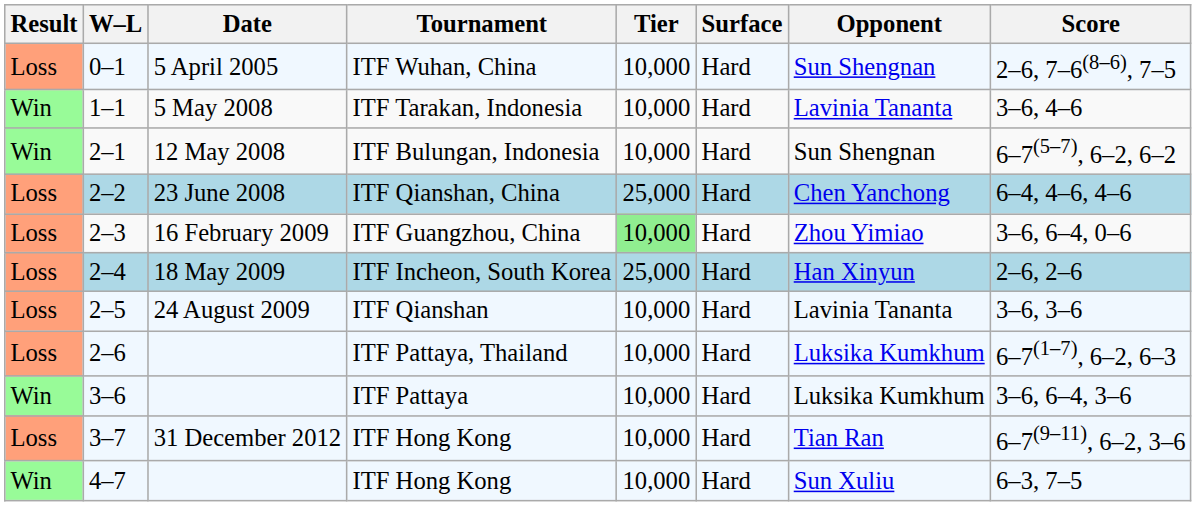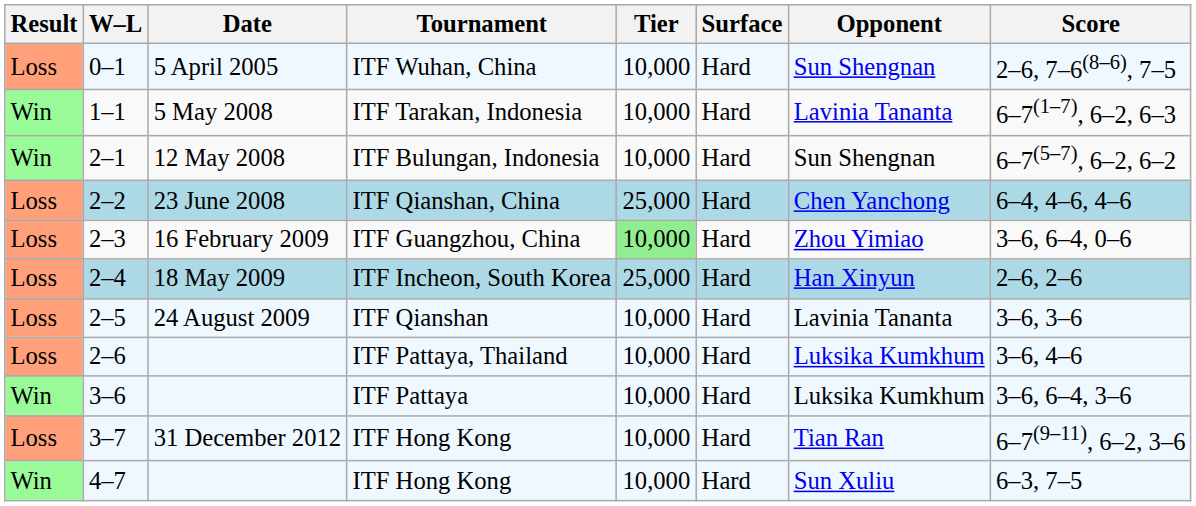(1039, 108) 3–6, 4–6 -> (1086, 112) 6–7(1–7), 6–2, 6–3
(1086, 353) 6–7(1–7), 6–2, 6–3 -> (1039, 356) 3–6, 4–6
